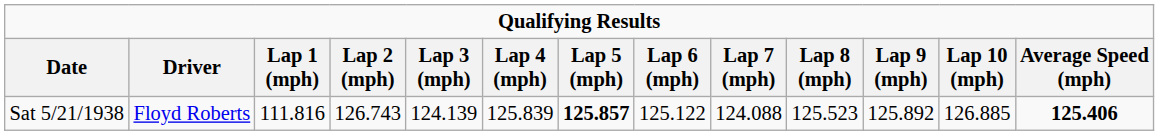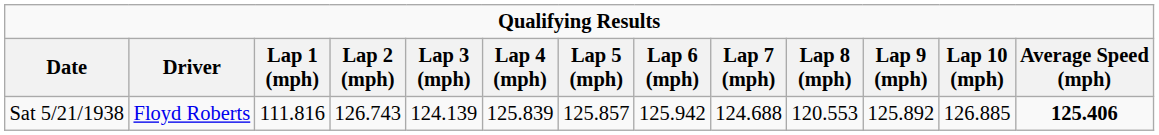(596, 113) bold -> (596, 113) normal
(672, 113) 125.122 -> (672, 113) 125.942
(749, 113) 124.088 -> (749, 113) 124.688
(825, 113) 125.523 -> (825, 113) 120.553
